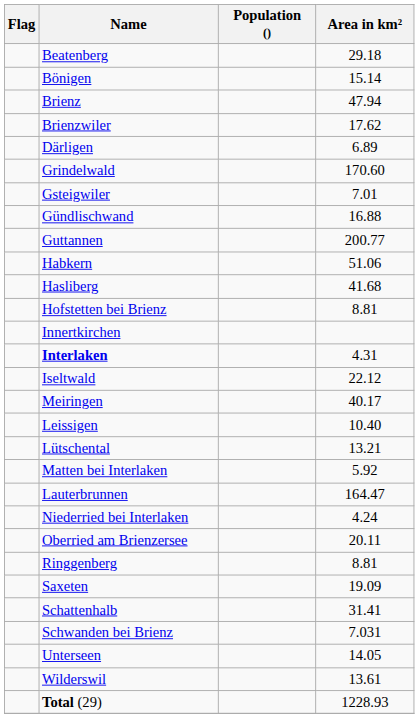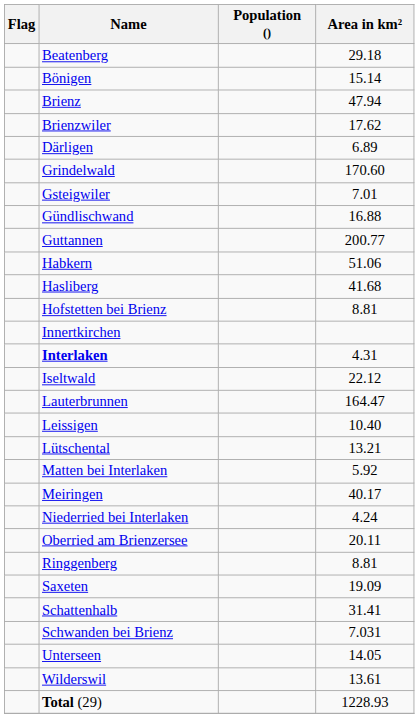rows swapped: (85, 494) <-> (72, 401)
